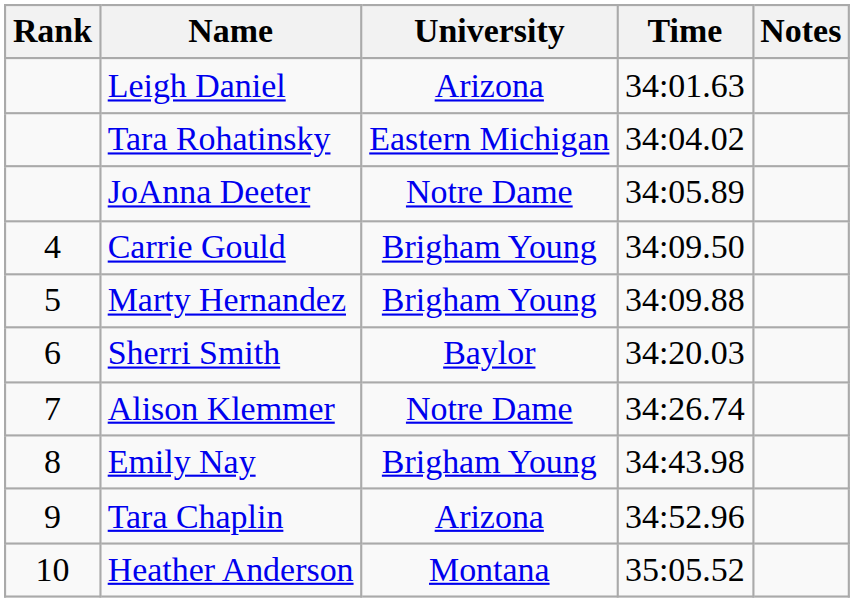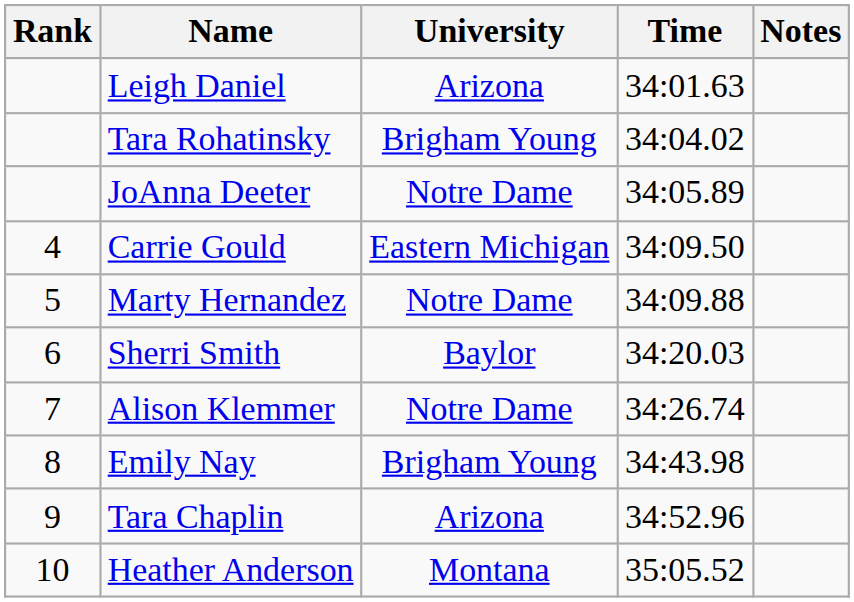(489, 138) Eastern Michigan -> (489, 138) Brigham Young
(489, 246) Brigham Young -> (489, 246) Eastern Michigan
(489, 300) Brigham Young -> (489, 300) Notre Dame
